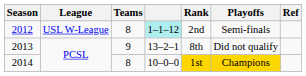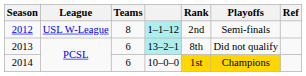(128, 46) 9 -> (128, 46) 6
(163, 46) no background -> (163, 46) paleturquoise background
(128, 63) 8 -> (128, 63) 6
